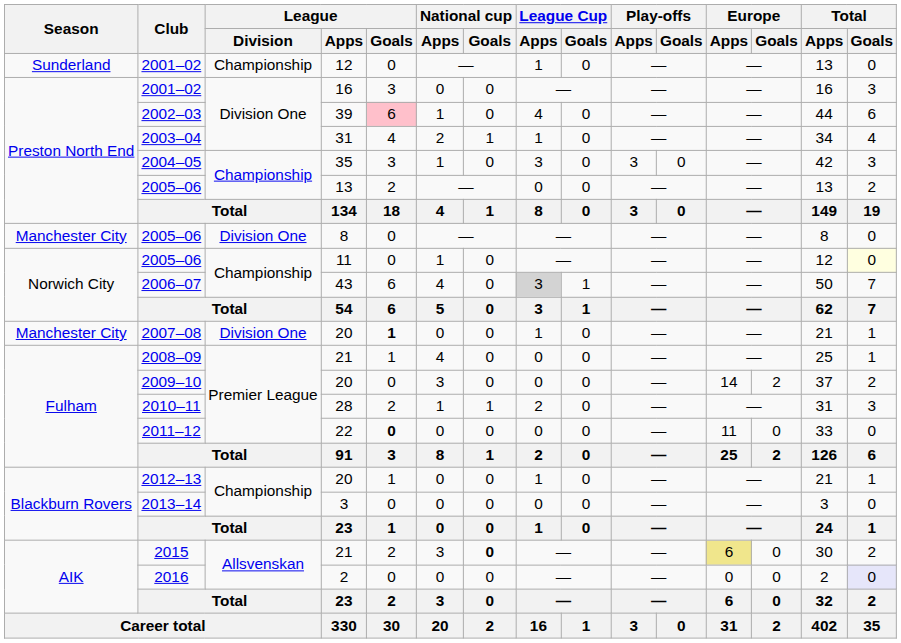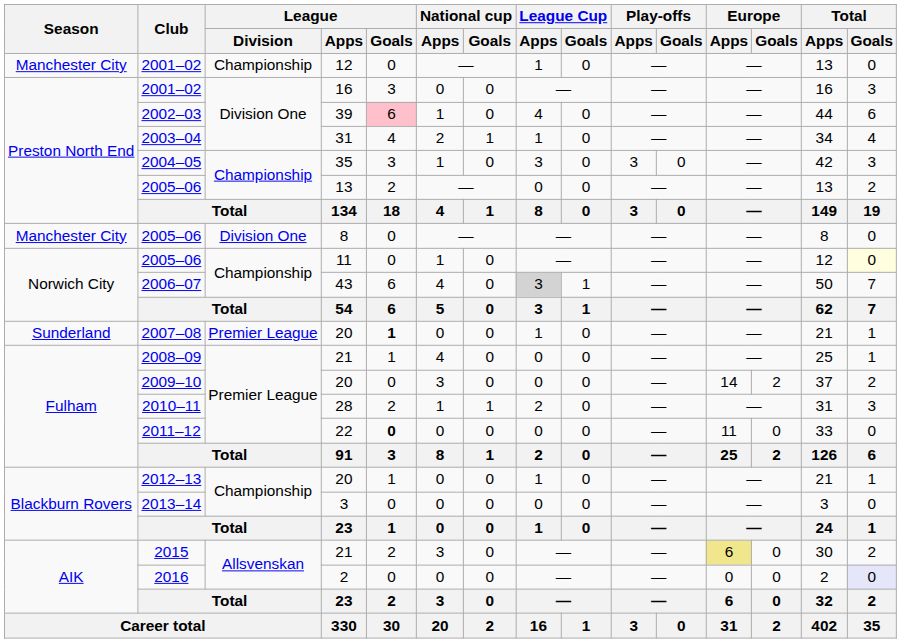(71, 65) Sunderland -> (71, 65) Manchester City
(71, 333) Manchester City -> (71, 333) Sunderland
(263, 333) Division One -> (263, 333) Premier League
(490, 552) bold -> (490, 552) normal
